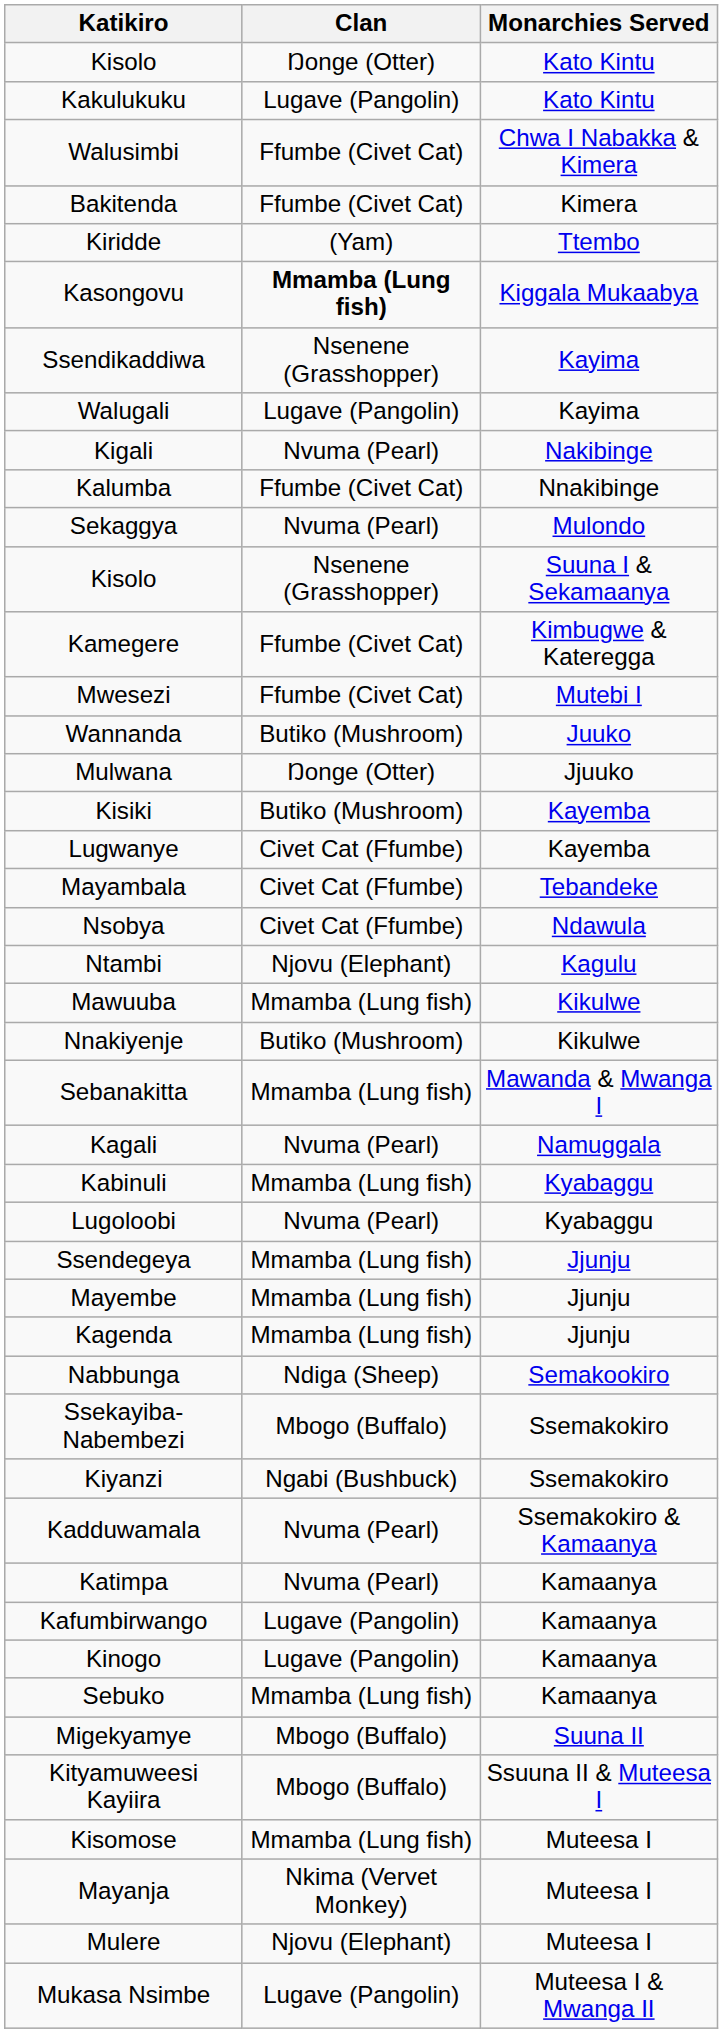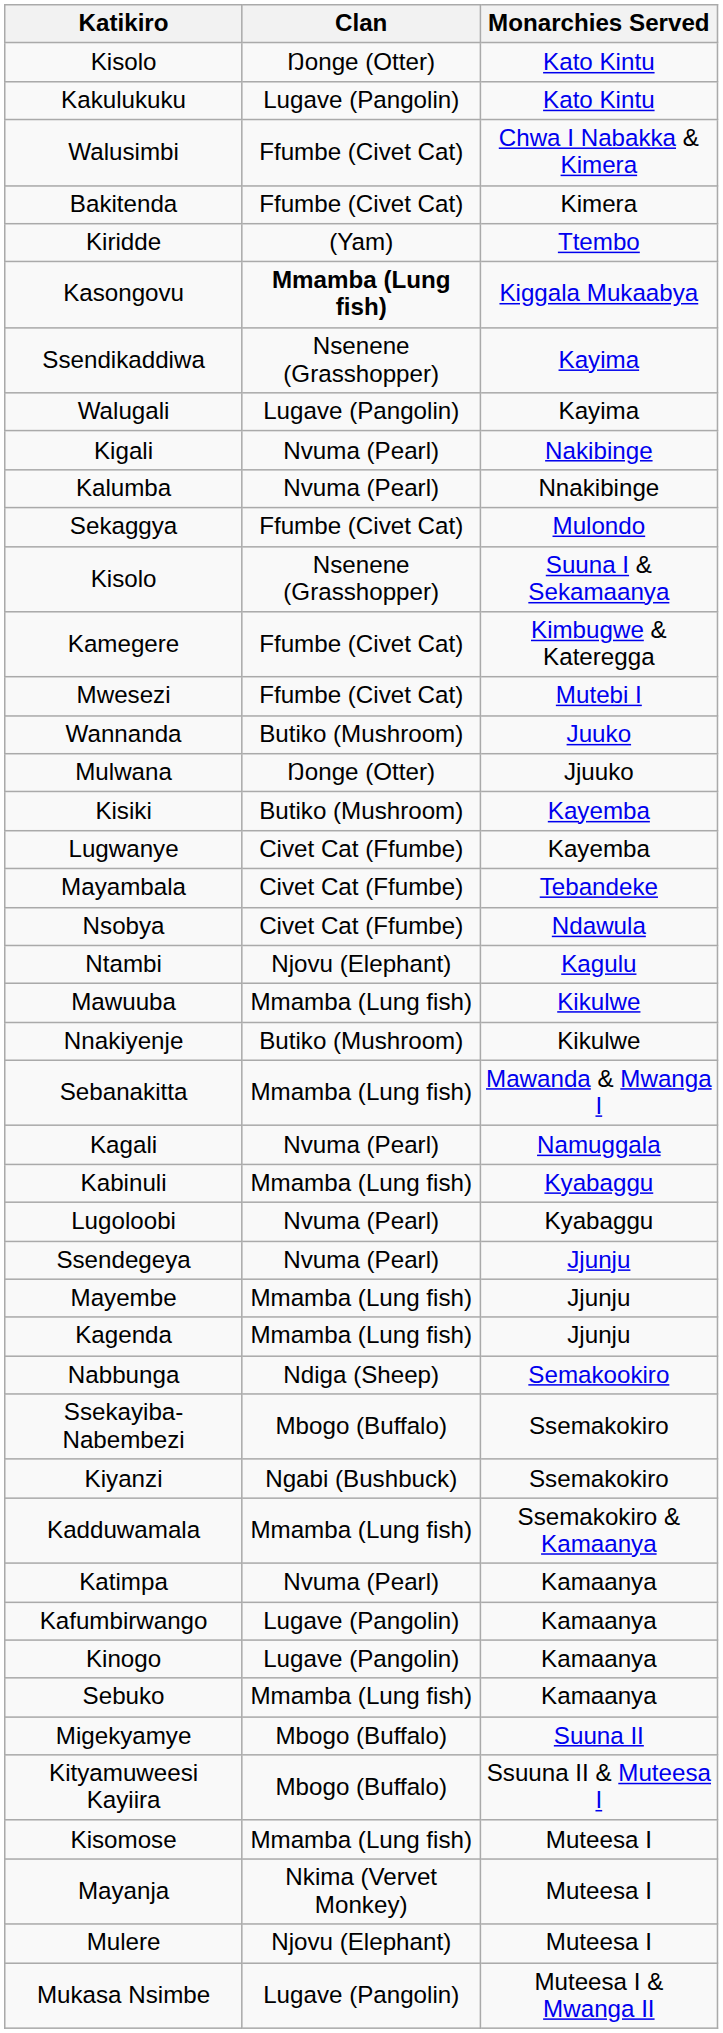(361, 488) Ffumbe (Civet Cat) -> (361, 488) Nvuma (Pearl)
(361, 526) Nvuma (Pearl) -> (361, 526) Ffumbe (Civet Cat)
(361, 1259) Mmamba (Lung fish) -> (361, 1259) Nvuma (Pearl)
(361, 1530) Nvuma (Pearl) -> (361, 1530) Mmamba (Lung fish)
